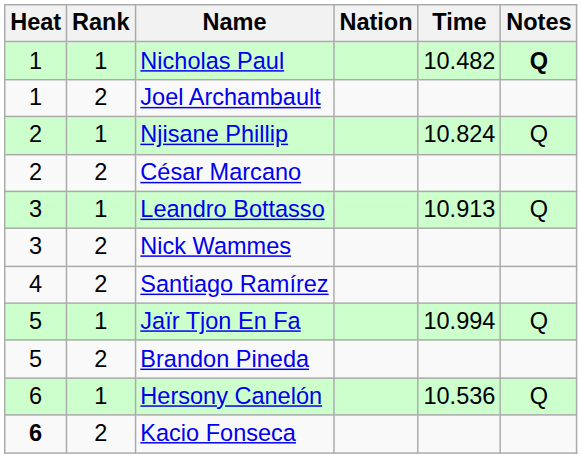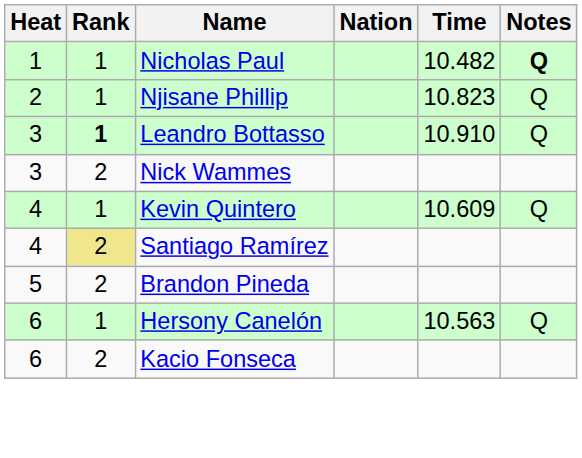- row: (231, 97)
(459, 135) 10.824 -> (459, 97) 10.823
- row: (221, 172)
(101, 209) normal -> (101, 135) bold
(459, 209) 10.913 -> (459, 135) 10.910
+ row: (218, 209)
(101, 284) no background -> (101, 246) khaki background
- row: (221, 321)
(459, 396) 10.536 -> (459, 321) 10.563
(36, 433) bold -> (36, 358) normal
